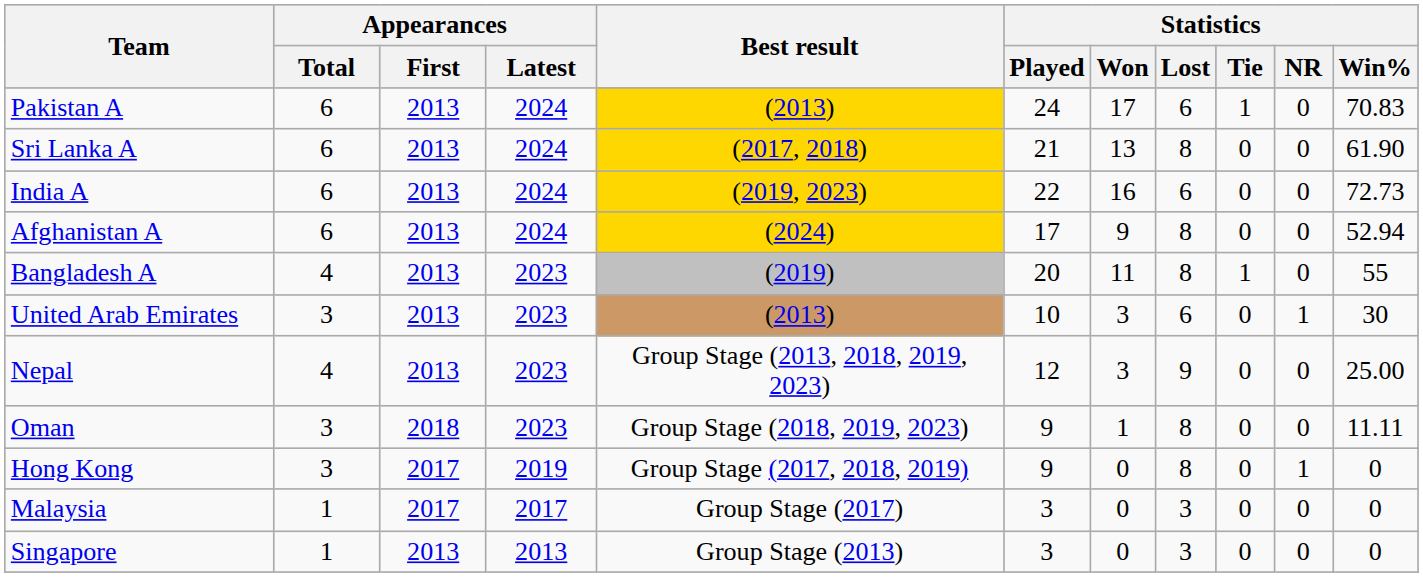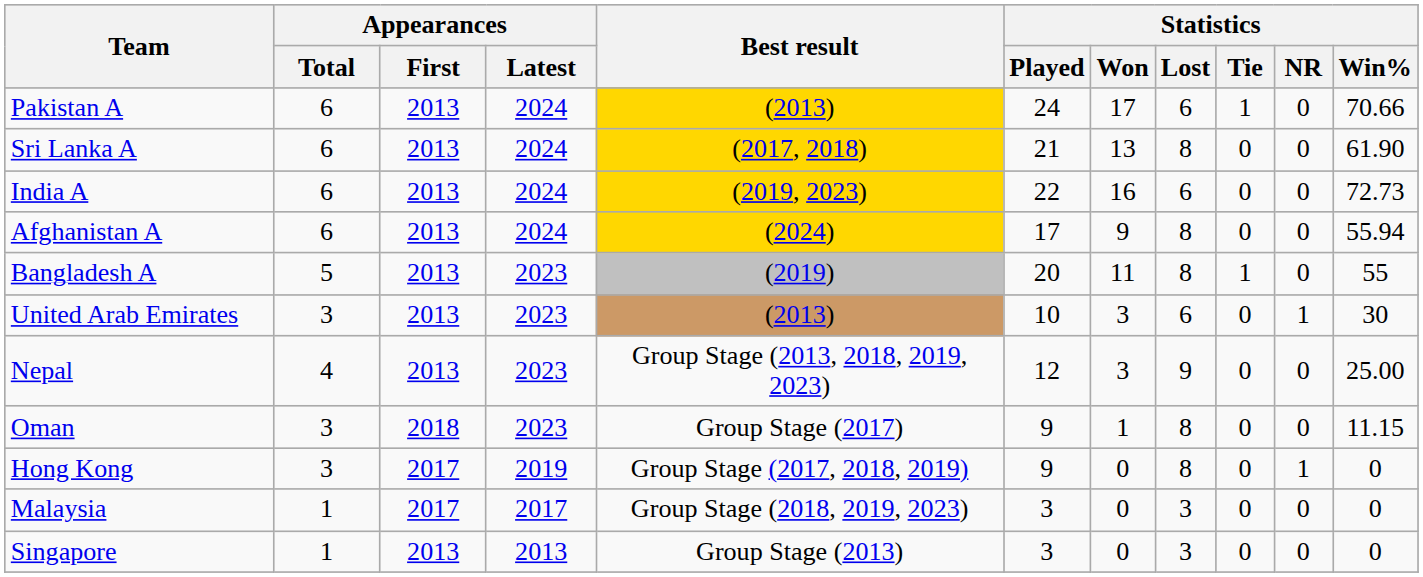(1375, 107) 70.83 -> (1375, 107) 70.66
(1375, 231) 52.94 -> (1375, 231) 55.94
(327, 273) 4 -> (327, 273) 5
(800, 426) Group Stage (2018, 2019, 2023) -> (800, 426) Group Stage (2017)
(1375, 426) 11.11 -> (1375, 426) 11.15
(800, 509) Group Stage (2017) -> (800, 509) Group Stage (2018, 2019, 2023)
